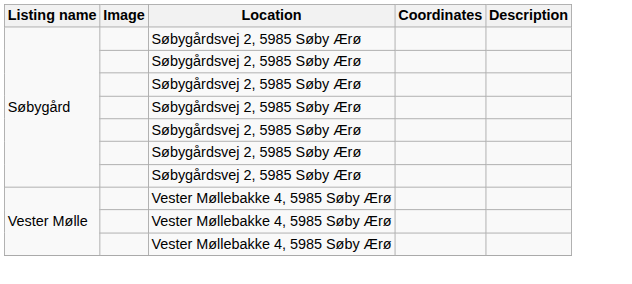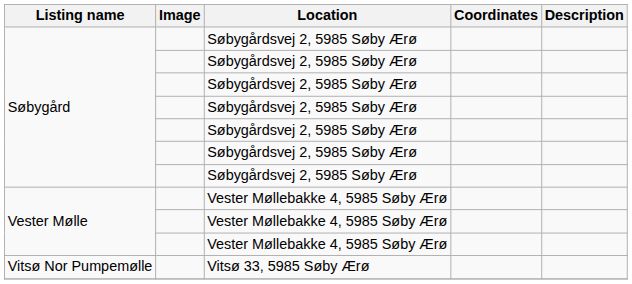+ row: (80, 267)
